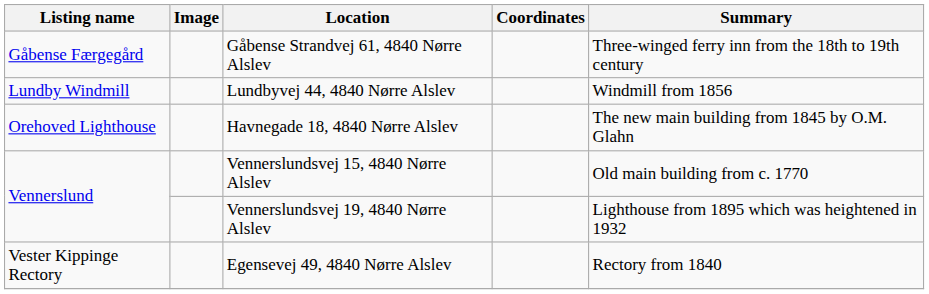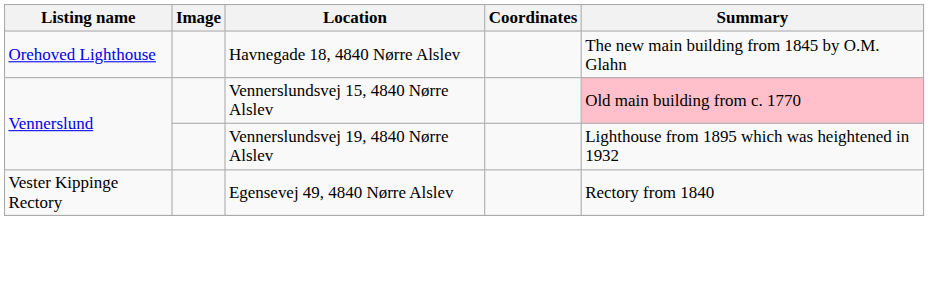- row: (344, 54)
- row: (341, 90)
(700, 173) no background -> (693, 100) pink background
